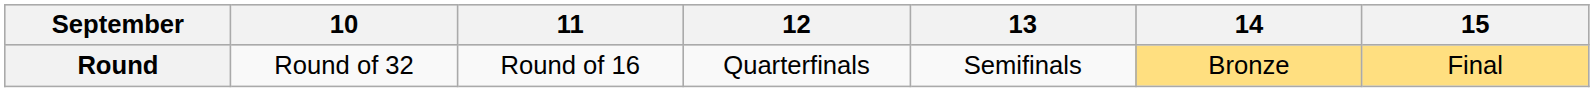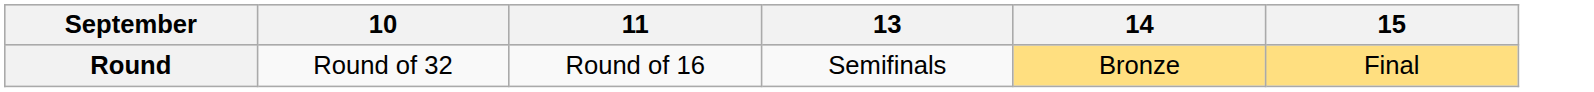- column: (796, 24)
